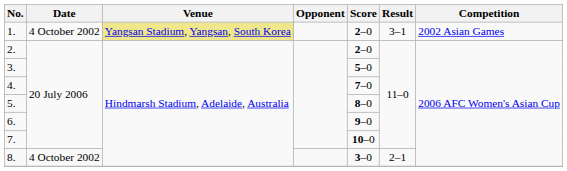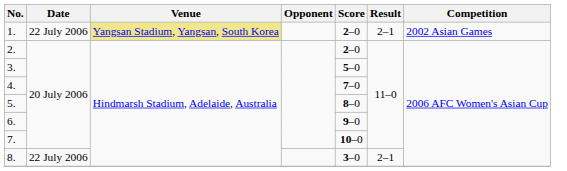(64, 31) 4 October 2002 -> (58, 31) 22 July 2006
(398, 31) 3–1 -> (386, 31) 2–1
(64, 157) 4 October 2002 -> (58, 157) 22 July 2006
